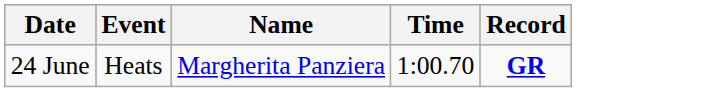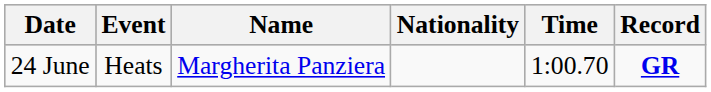+ column: (458, 24)
